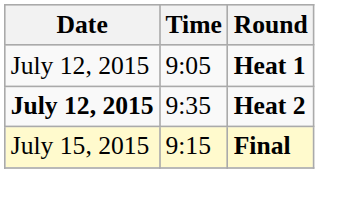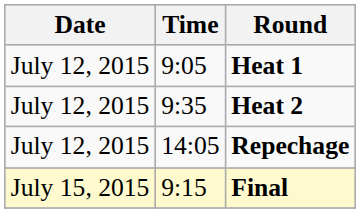(82, 106) bold -> (80, 106) normal
+ row: (290, 146)
